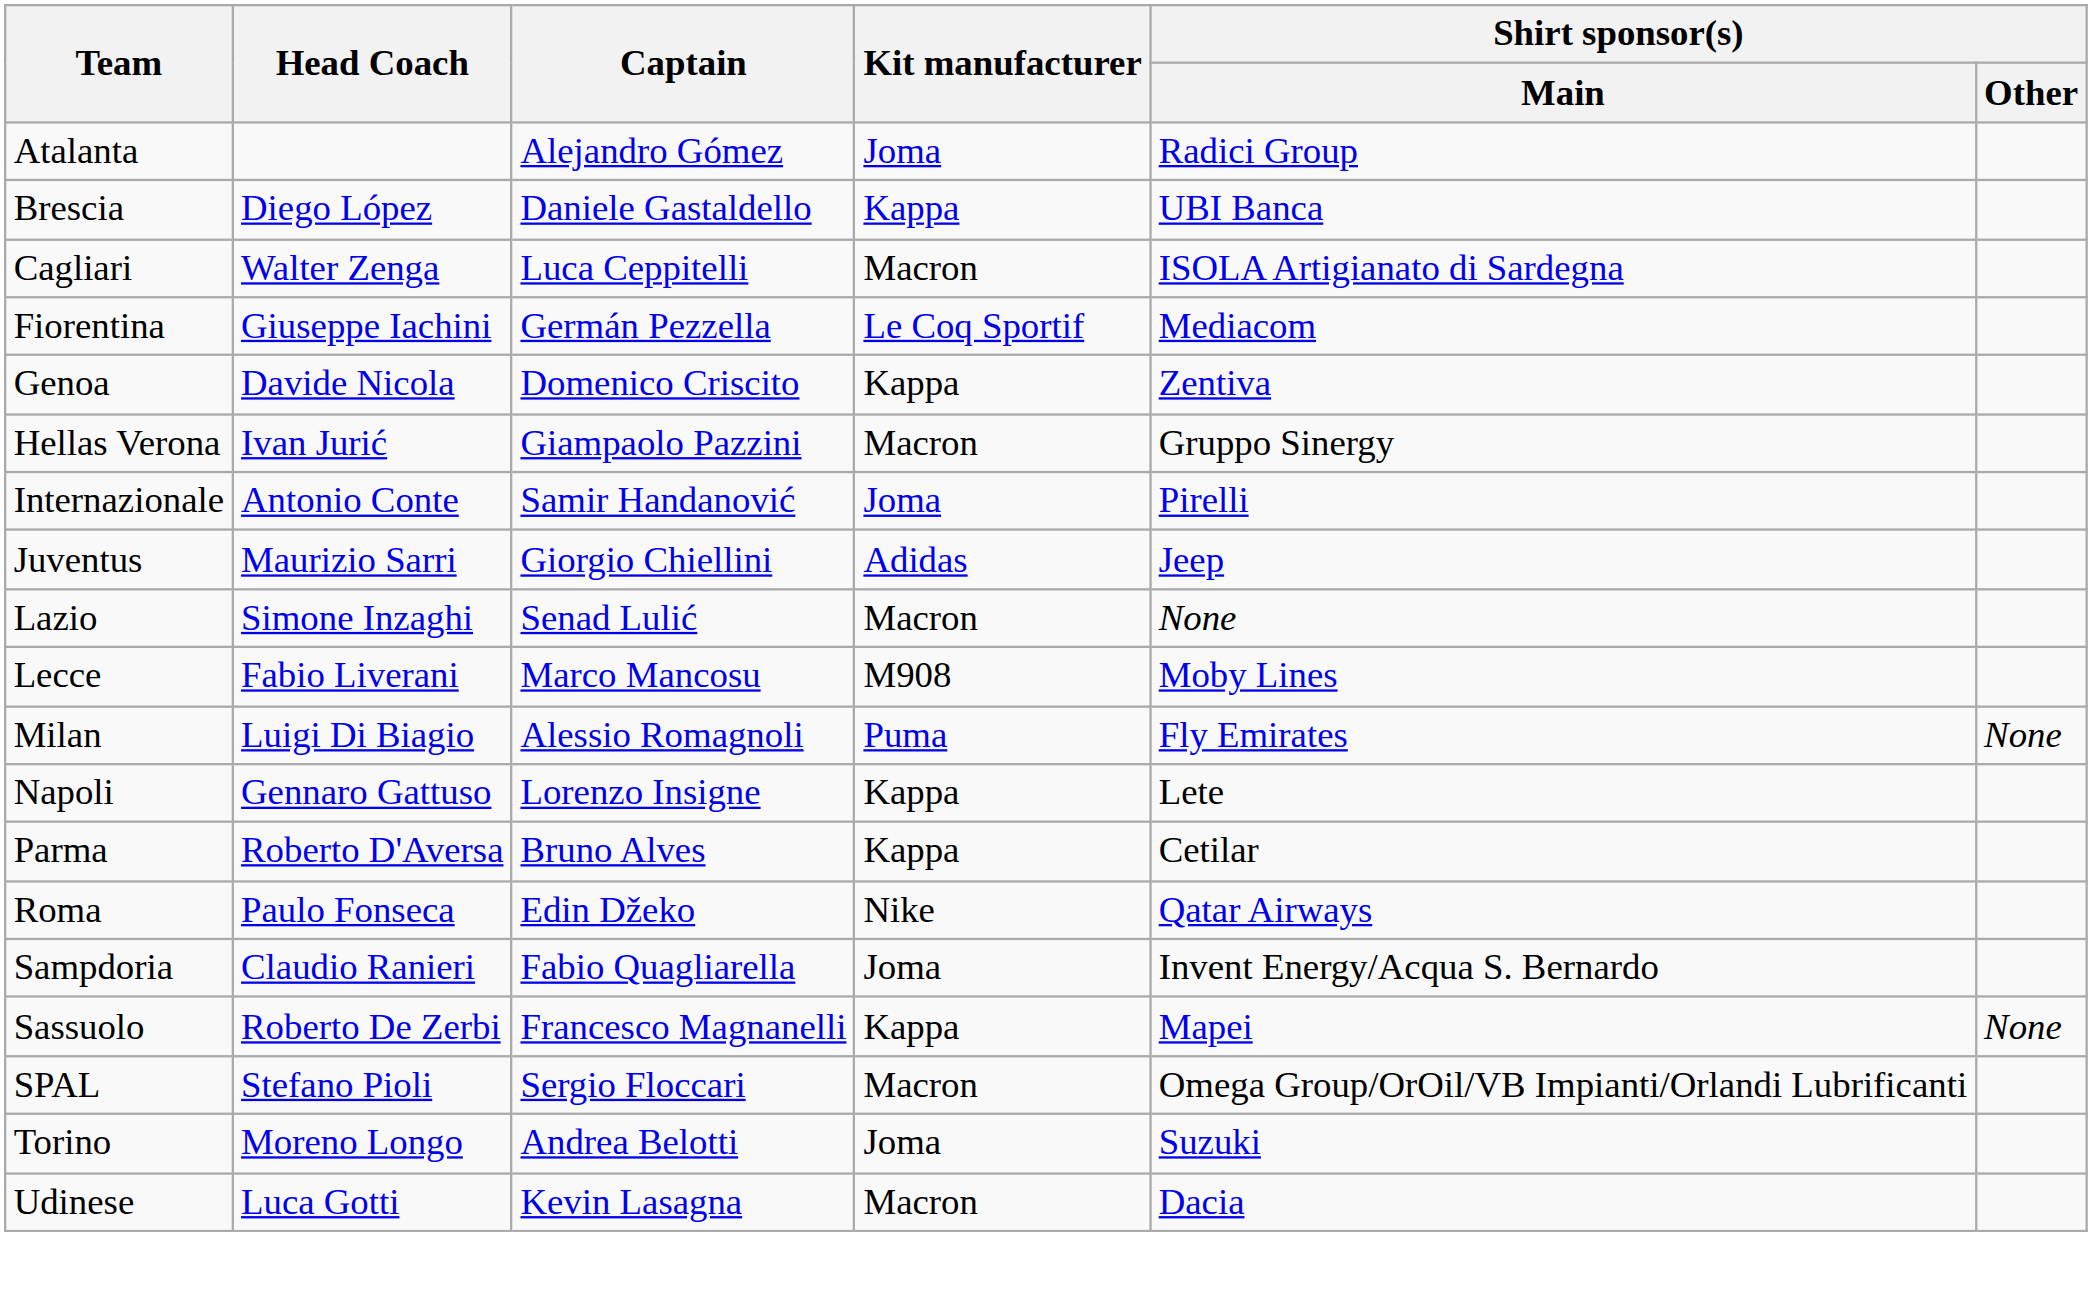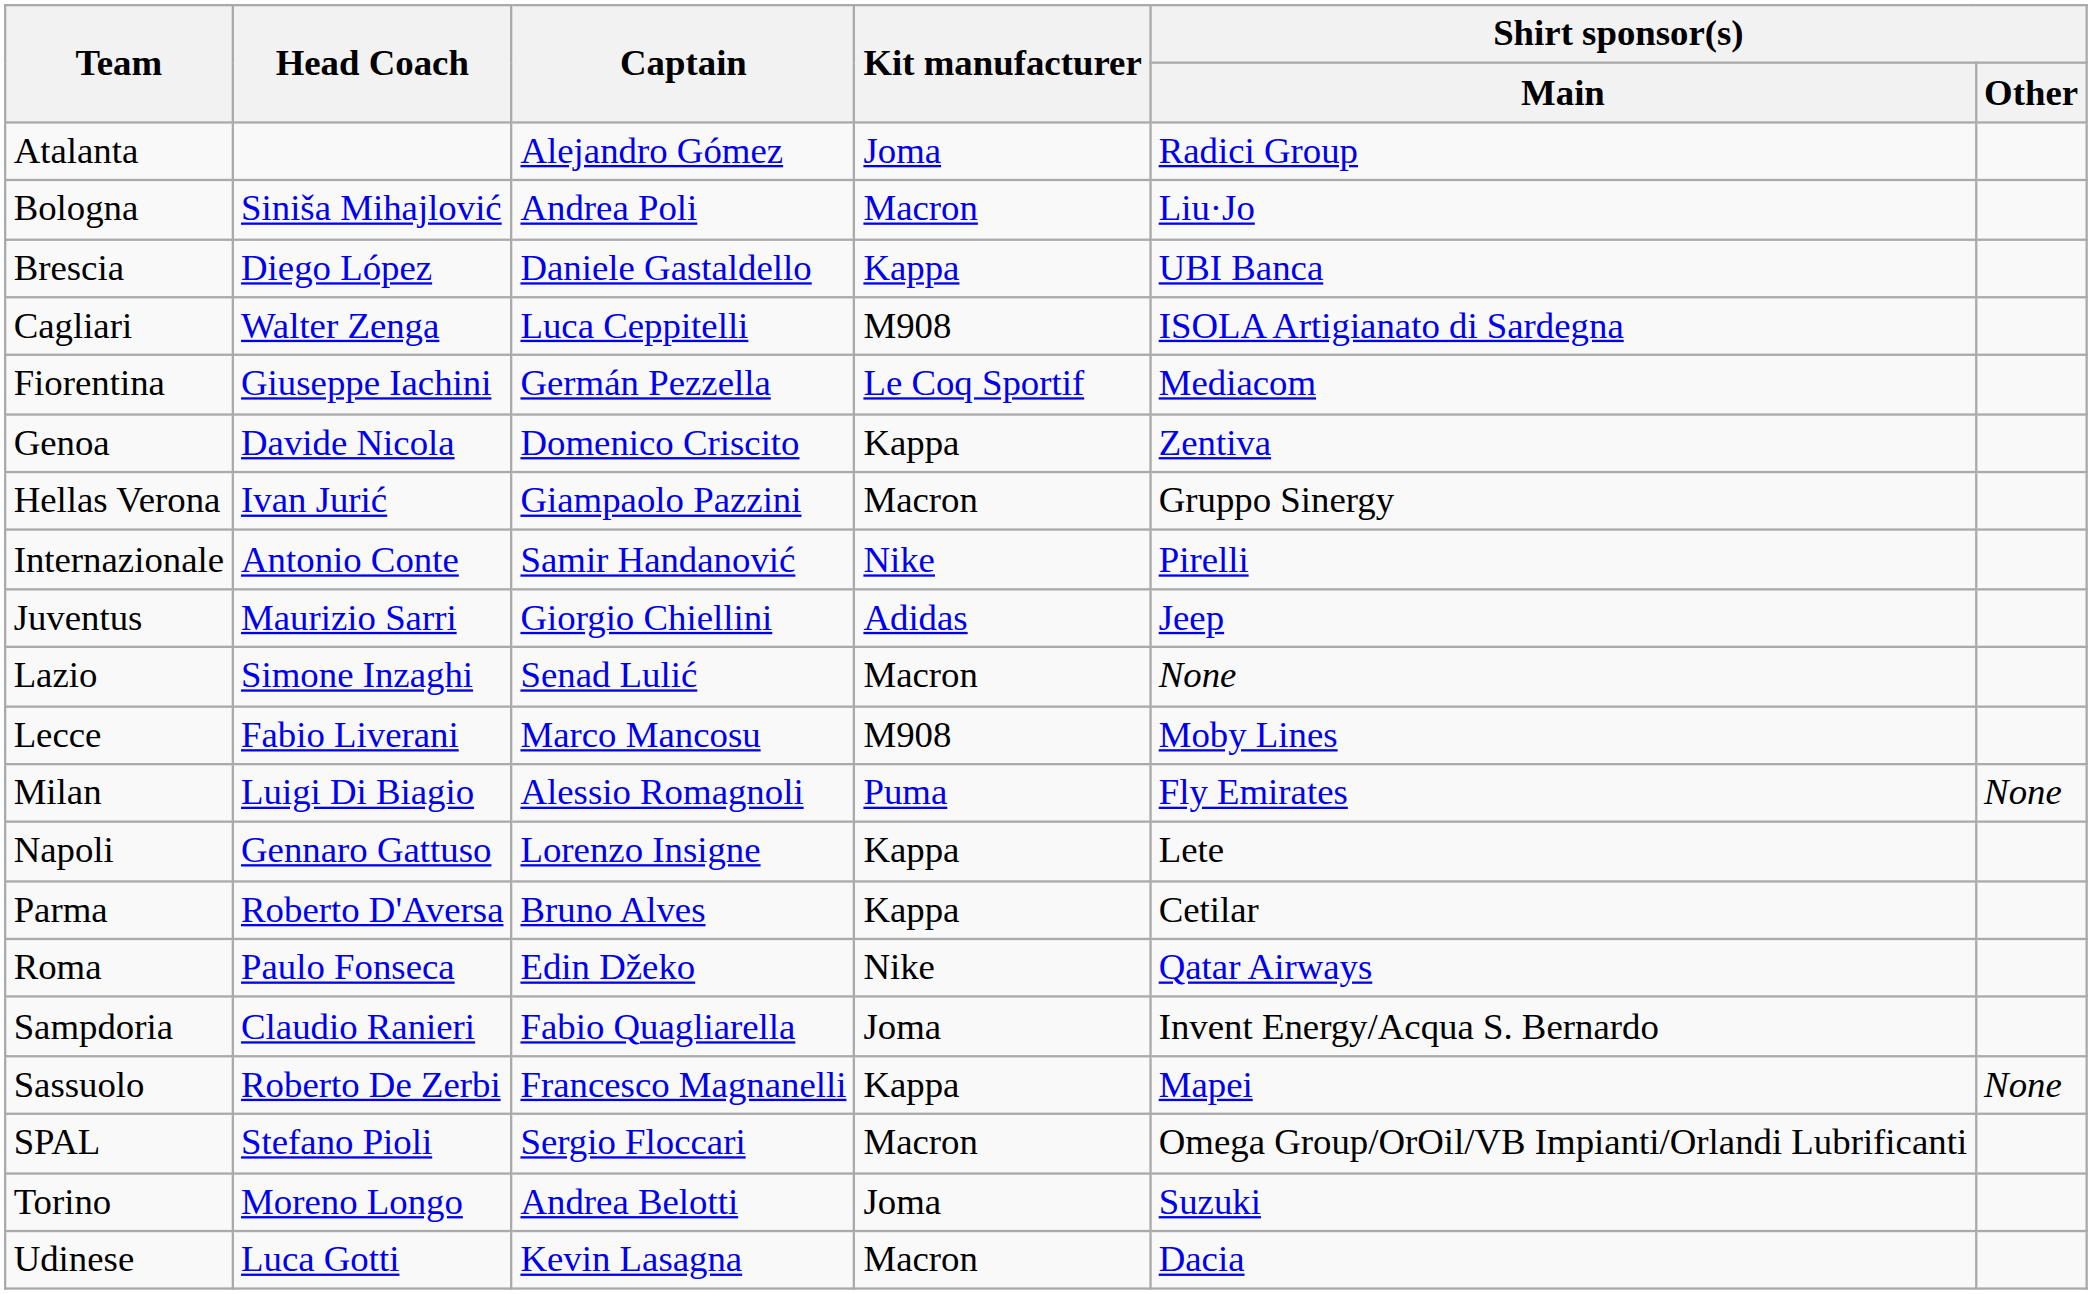+ row: (76, 208)
(921, 267) Macron -> (907, 325) M908
(902, 500) Joma -> (899, 558) Nike
